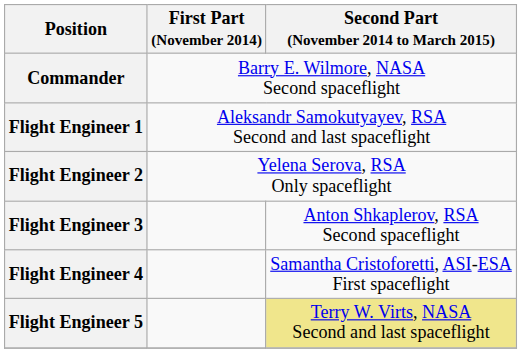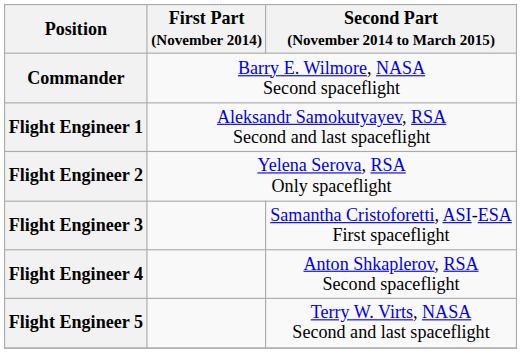(391, 225) Anton Shkaplerov, RSA Second spaceflight -> (391, 225) Samantha Cristoforetti, ASI-ESA First spaceflight
(391, 274) Samantha Cristoforetti, ASI-ESA First spaceflight -> (391, 274) Anton Shkaplerov, RSA Second spaceflight
(391, 323) khaki background -> (391, 323) no background
